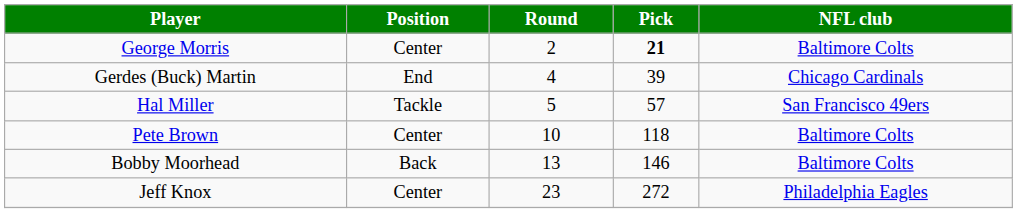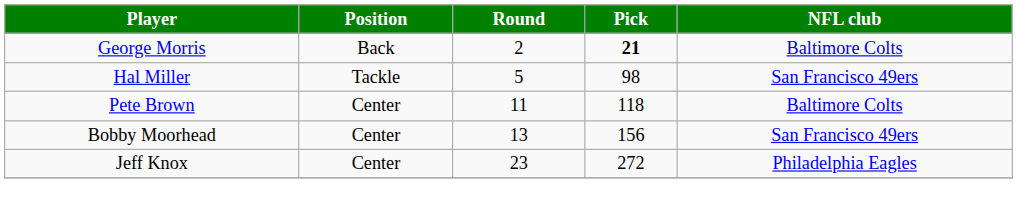(418, 47) Center -> (376, 47) Back
- row: (175, 76)
(656, 105) 57 -> (631, 76) 98
(551, 134) 10 -> (519, 105) 11
(418, 163) Back -> (376, 134) Center
(656, 163) 146 -> (631, 134) 156
(856, 163) Baltimore Colts -> (845, 134) San Francisco 49ers
